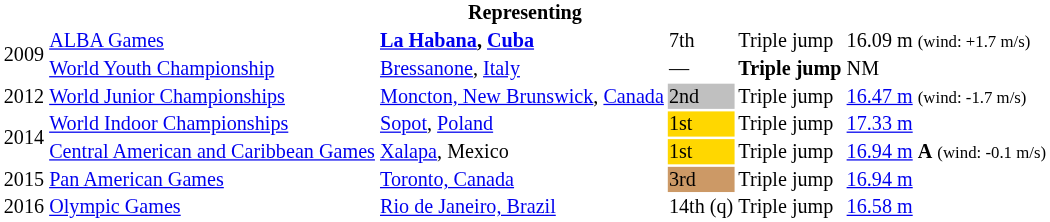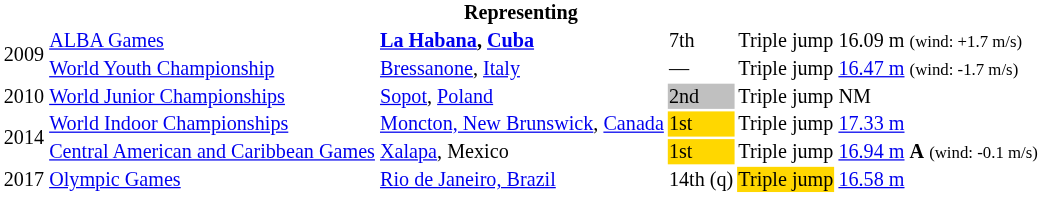(790, 68) bold -> (786, 68) normal
(863, 68) NM -> (928, 68) 16.47 m (wind: -1.7 m/s)
(24, 96) 2012 -> (24, 96) 2010
(522, 96) Moncton, New Brunswick, Canada -> (437, 96) Sopot, Poland
(937, 96) 16.47 m (wind: -1.7 m/s) -> (855, 96) NM
(437, 123) Sopot, Poland -> (522, 123) Moncton, New Brunswick, Canada
- row: (136, 179)
(24, 207) 2016 -> (24, 179) 2017
(786, 207) no background -> (786, 179) gold background
